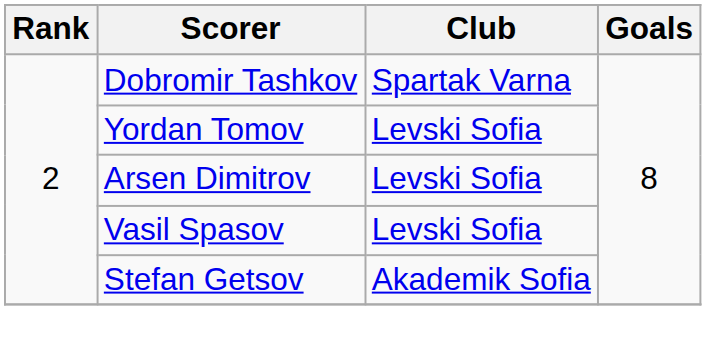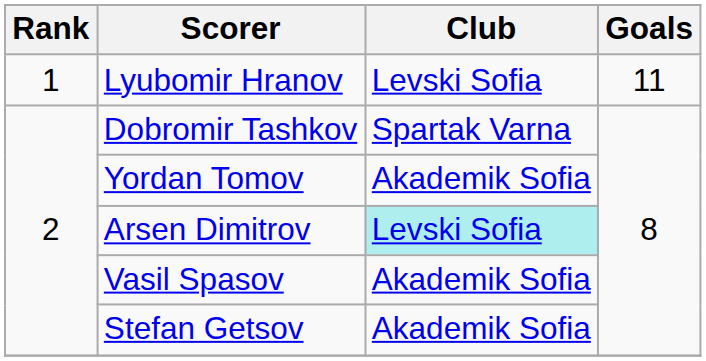+ row: (223, 79)
(457, 129) Levski Sofia -> (481, 179) Akademik Sofia
(457, 179) no background -> (457, 229) paleturquoise background
(457, 229) Levski Sofia -> (481, 279) Akademik Sofia
